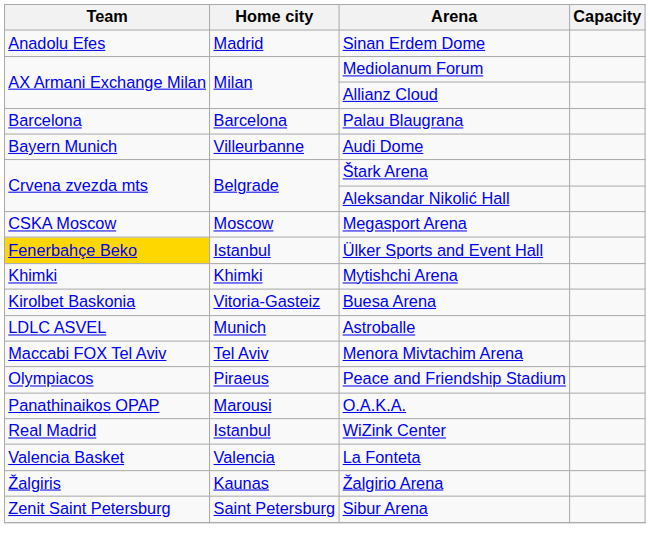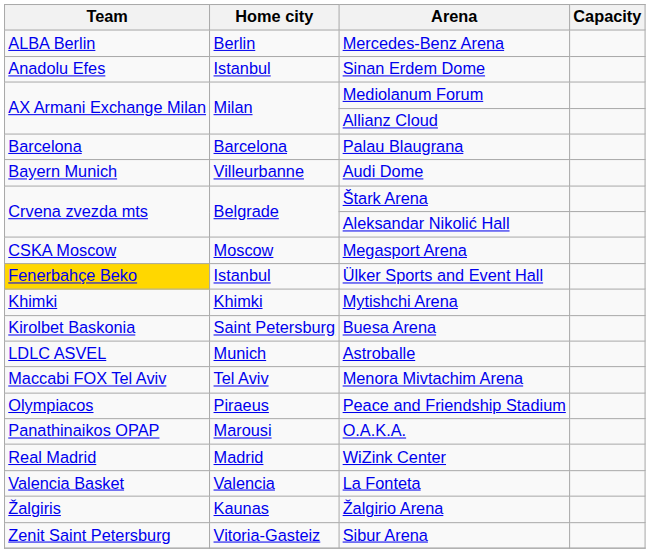+ row: (423, 43)
(238, 43) Madrid -> (242, 69) Istanbul
(267, 302) Vitoria-Gasteiz -> (274, 328) Saint Petersburg
(242, 431) Istanbul -> (238, 457) Madrid
(274, 509) Saint Petersburg -> (267, 535) Vitoria-Gasteiz
